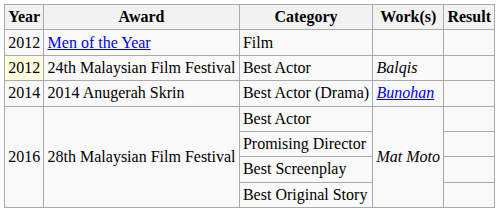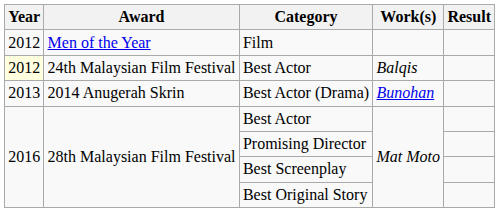(24, 93) 2014 -> (24, 93) 2013
